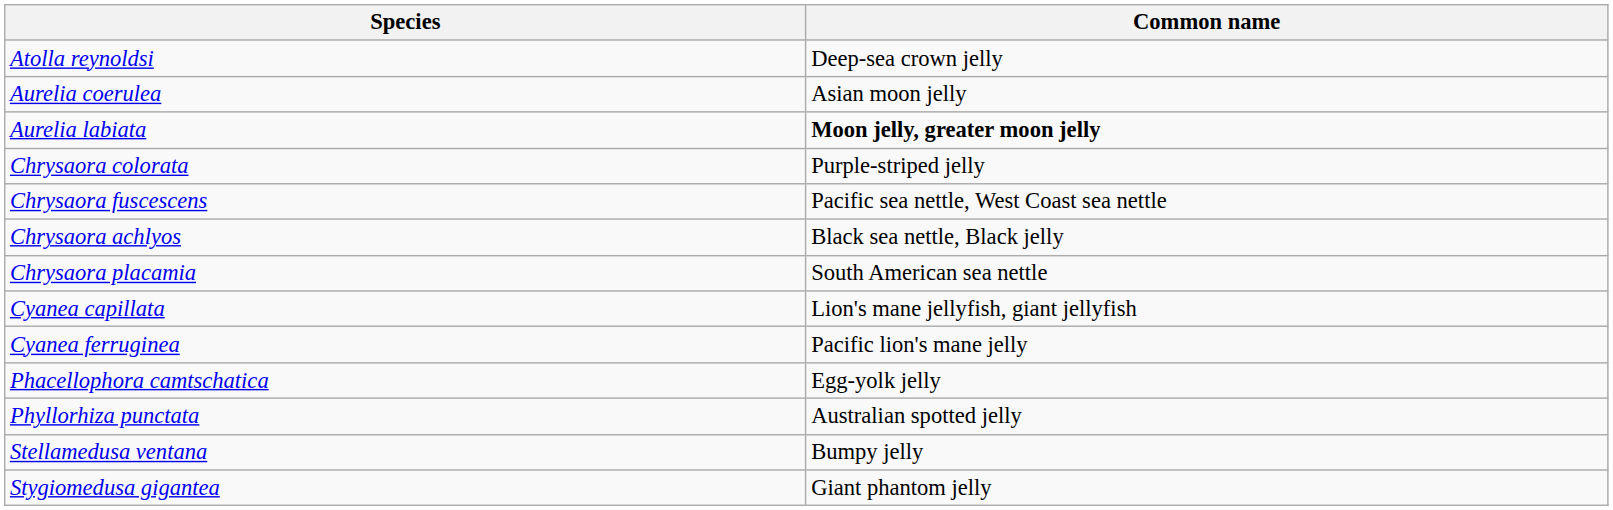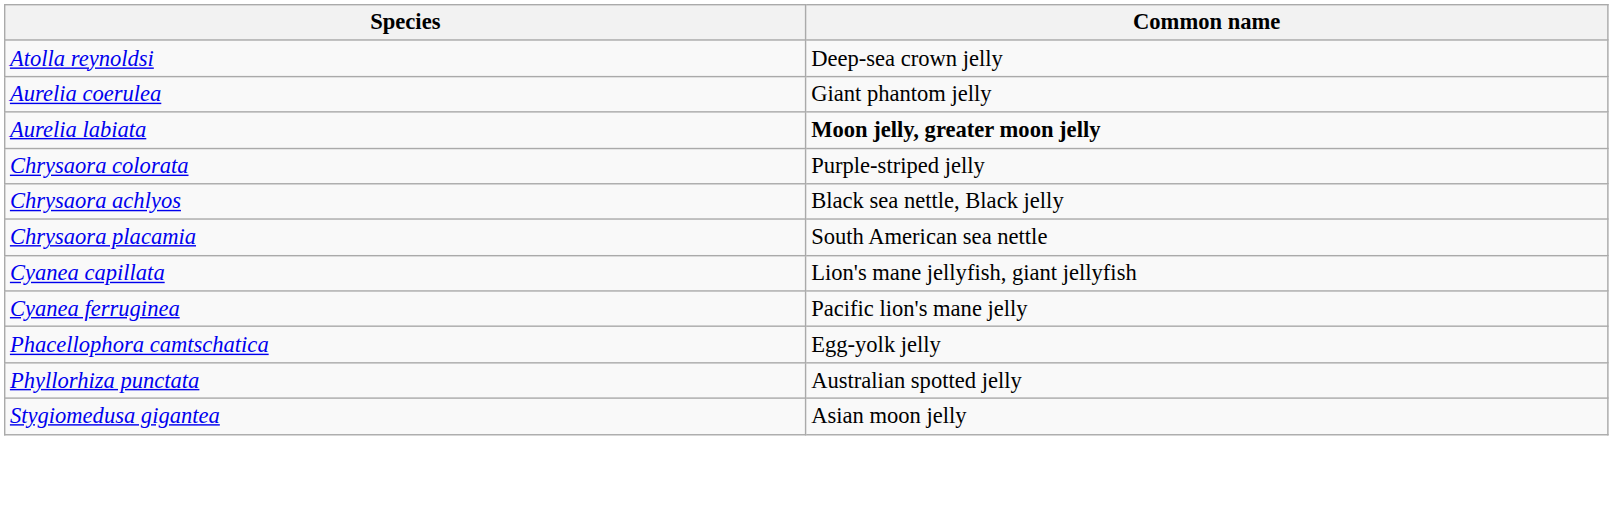(889, 93) Asian moon jelly -> (901, 93) Giant phantom jelly
- row: (109, 201)
- row: (109, 451)
(901, 487) Giant phantom jelly -> (889, 415) Asian moon jelly
